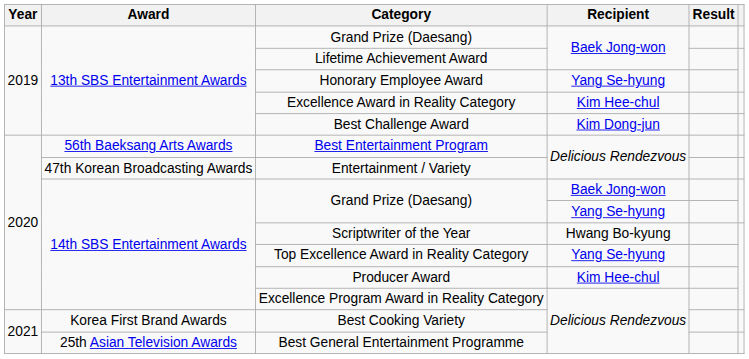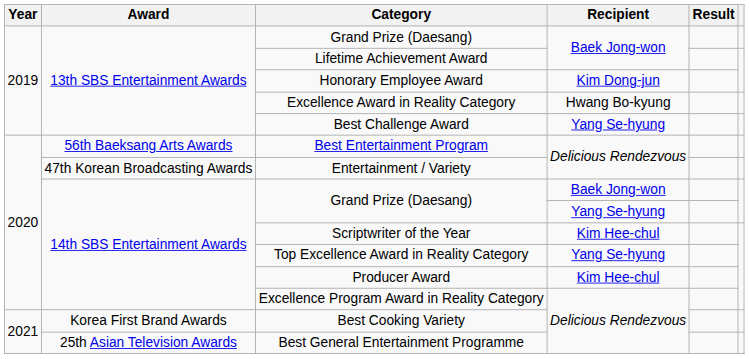(618, 80) Yang Se-hyung -> (618, 80) Kim Dong-jun
(618, 102) Kim Hee-chul -> (618, 102) Hwang Bo-kyung
(618, 124) Kim Dong-jun -> (618, 124) Yang Se-hyung
(618, 233) Hwang Bo-kyung -> (618, 233) Kim Hee-chul
